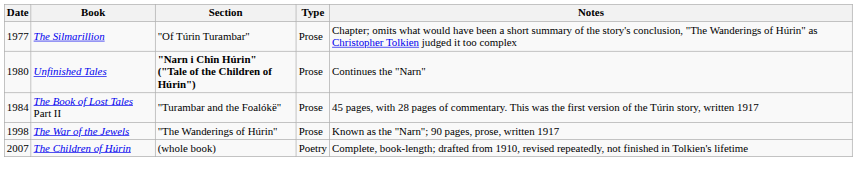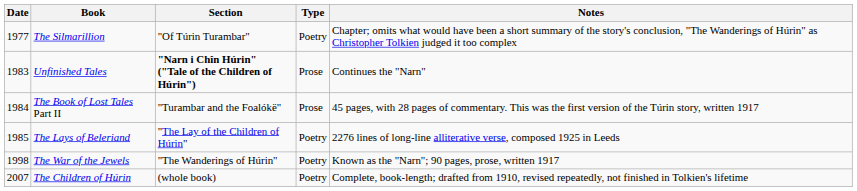(311, 36) Prose -> (313, 36) Poetry
(18, 72) 1980 -> (18, 72) 1983
+ row: (82, 137)
(311, 131) Prose -> (313, 160) Poetry
